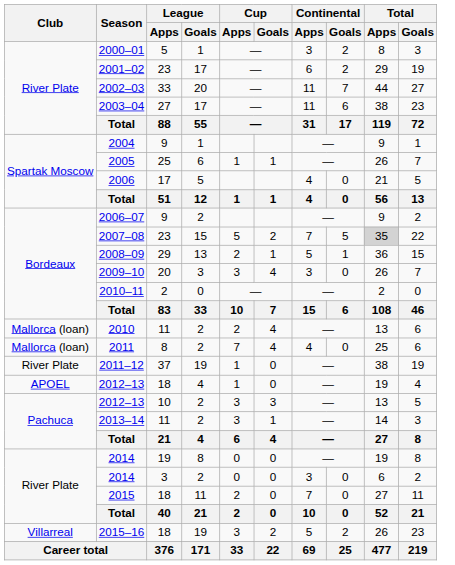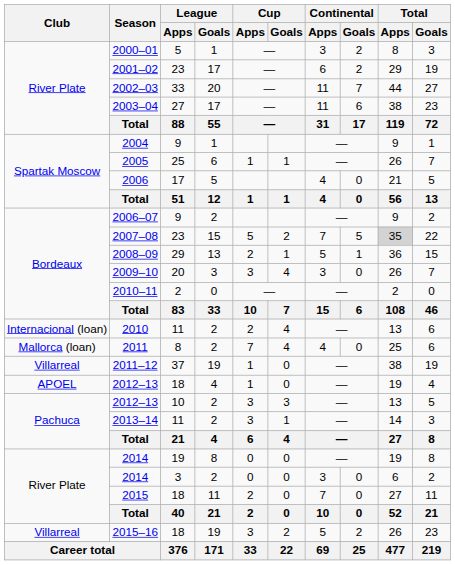(50, 328) Mallorca (loan) -> (57, 328) Internacional (loan)
(50, 365) River Plate -> (57, 365) Villarreal
